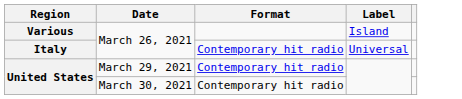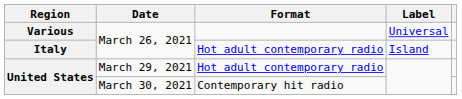(369, 31) Island -> (419, 31) Universal
(270, 49) Contemporary hit radio -> (290, 49) Hot adult contemporary radio
(379, 49) Universal -> (409, 49) Island
(270, 67) Contemporary hit radio -> (290, 67) Hot adult contemporary radio
